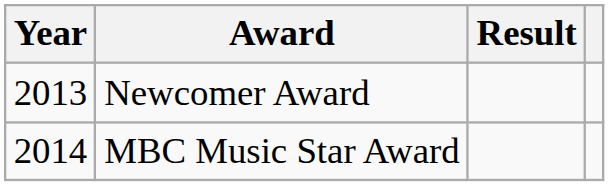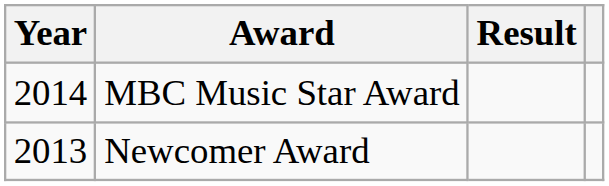rows swapped: (237, 92) <-> (282, 150)
